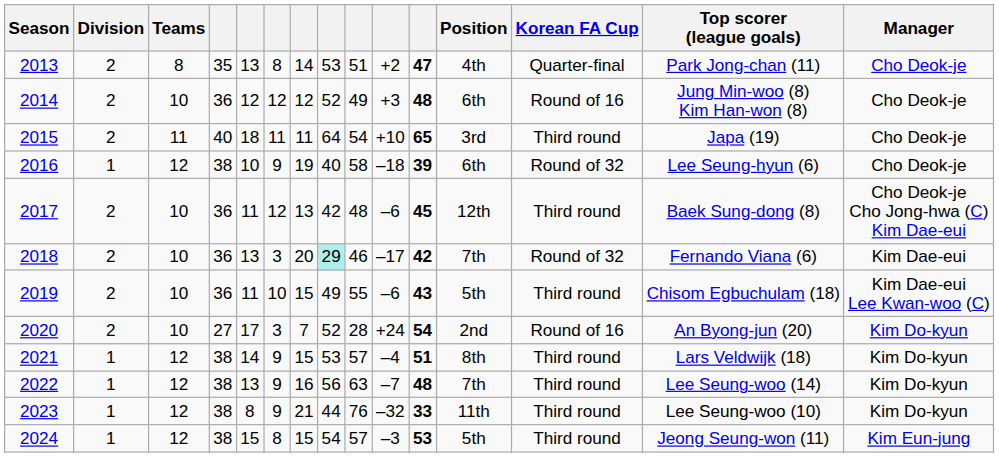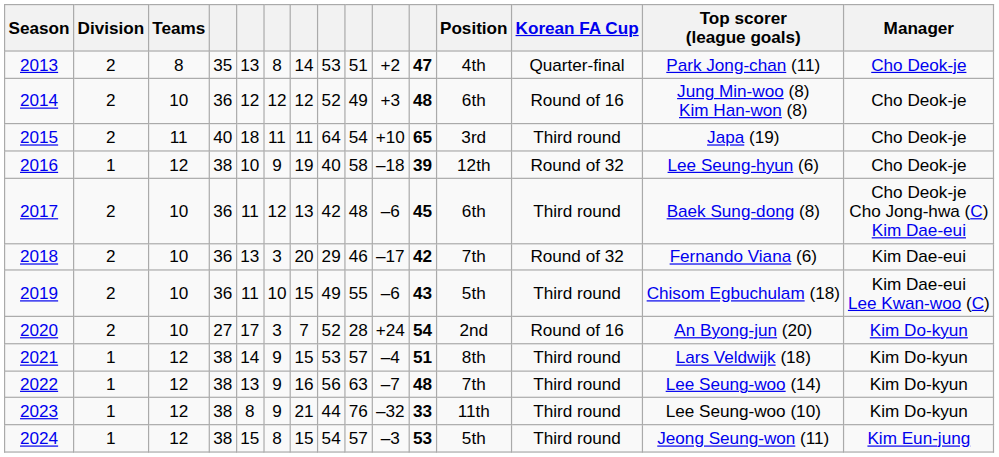(474, 165) 6th -> (474, 165) 12th
(474, 211) 12th -> (474, 211) 6th
(331, 257) paleturquoise background -> (331, 257) no background
